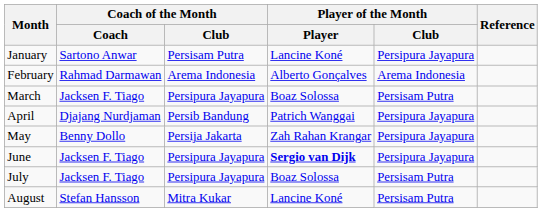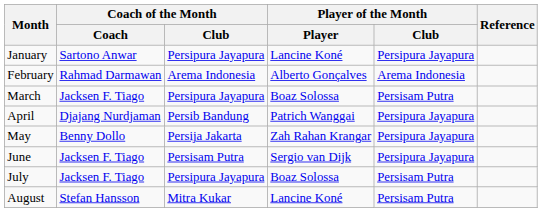(206, 55) Persisam Putra -> (216, 55) Persipura Jayapura
(216, 156) Persipura Jayapura -> (206, 156) Persisam Putra
(313, 156) bold -> (311, 156) normal
